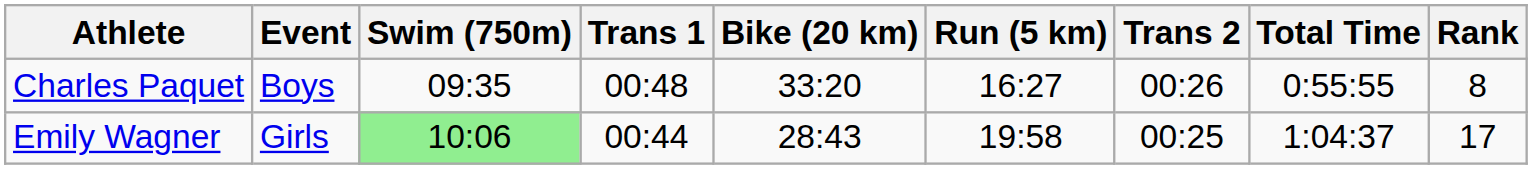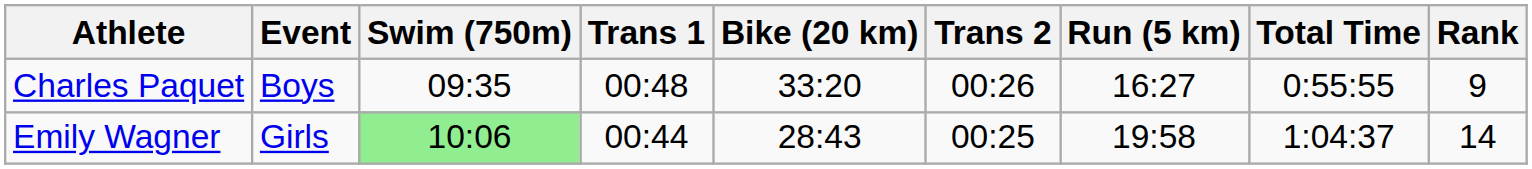columns swapped: (1182, 32) <-> (1021, 32)
(1478, 85) 8 -> (1478, 85) 9
(1478, 138) 17 -> (1478, 138) 14
